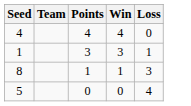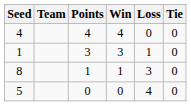+ column: (175, 14)
